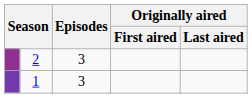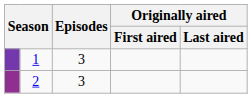rows swapped: (36, 81) <-> (36, 59)
